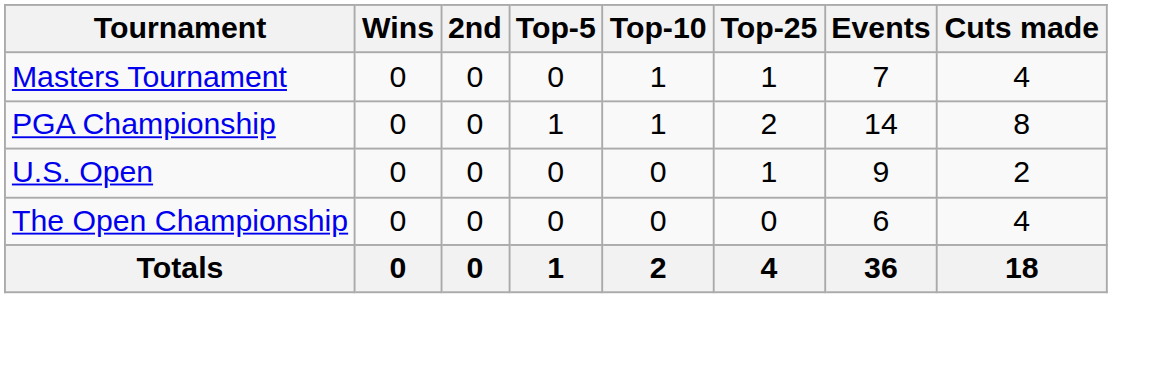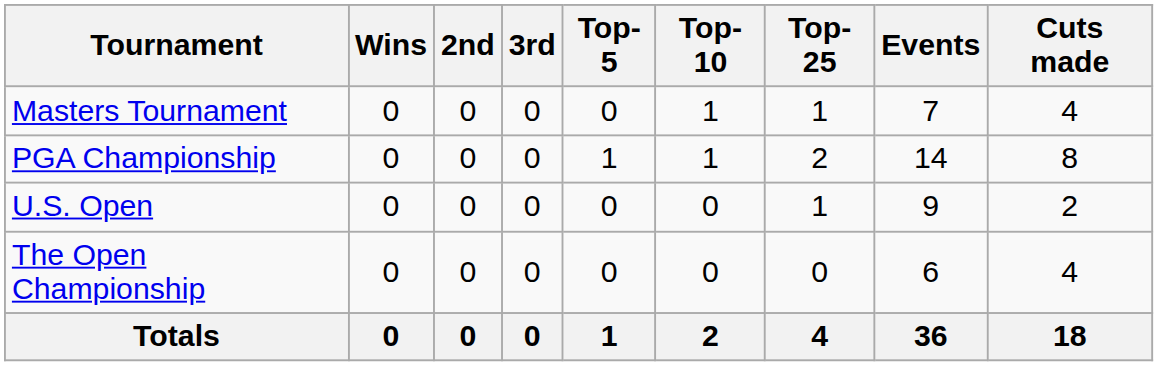+ column: (532, 45)
